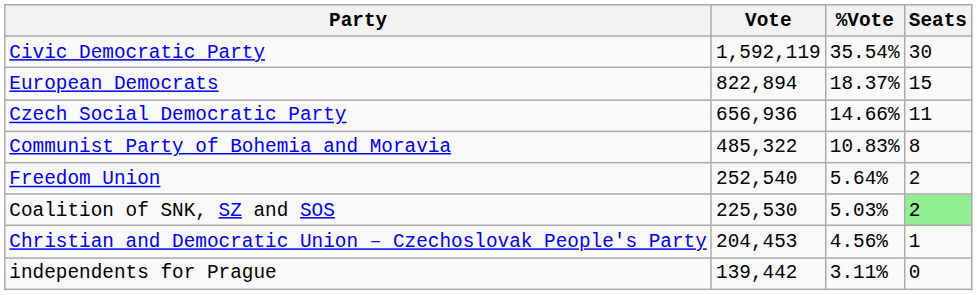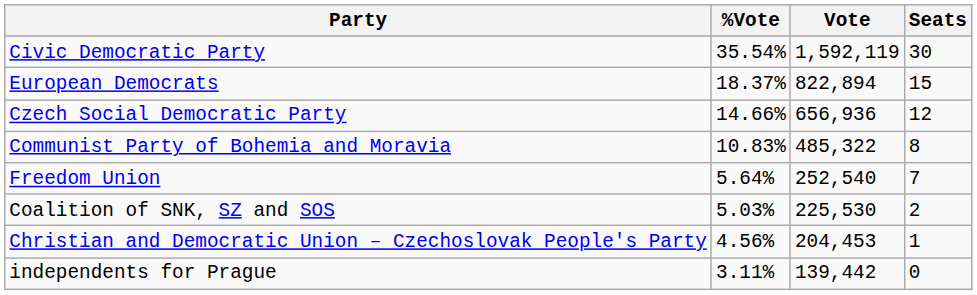columns swapped: (768, 21) <-> (865, 21)
(920, 115) 11 -> (920, 115) 12
(915, 178) 2 -> (915, 178) 7
(915, 210) lightgreen background -> (915, 210) no background
